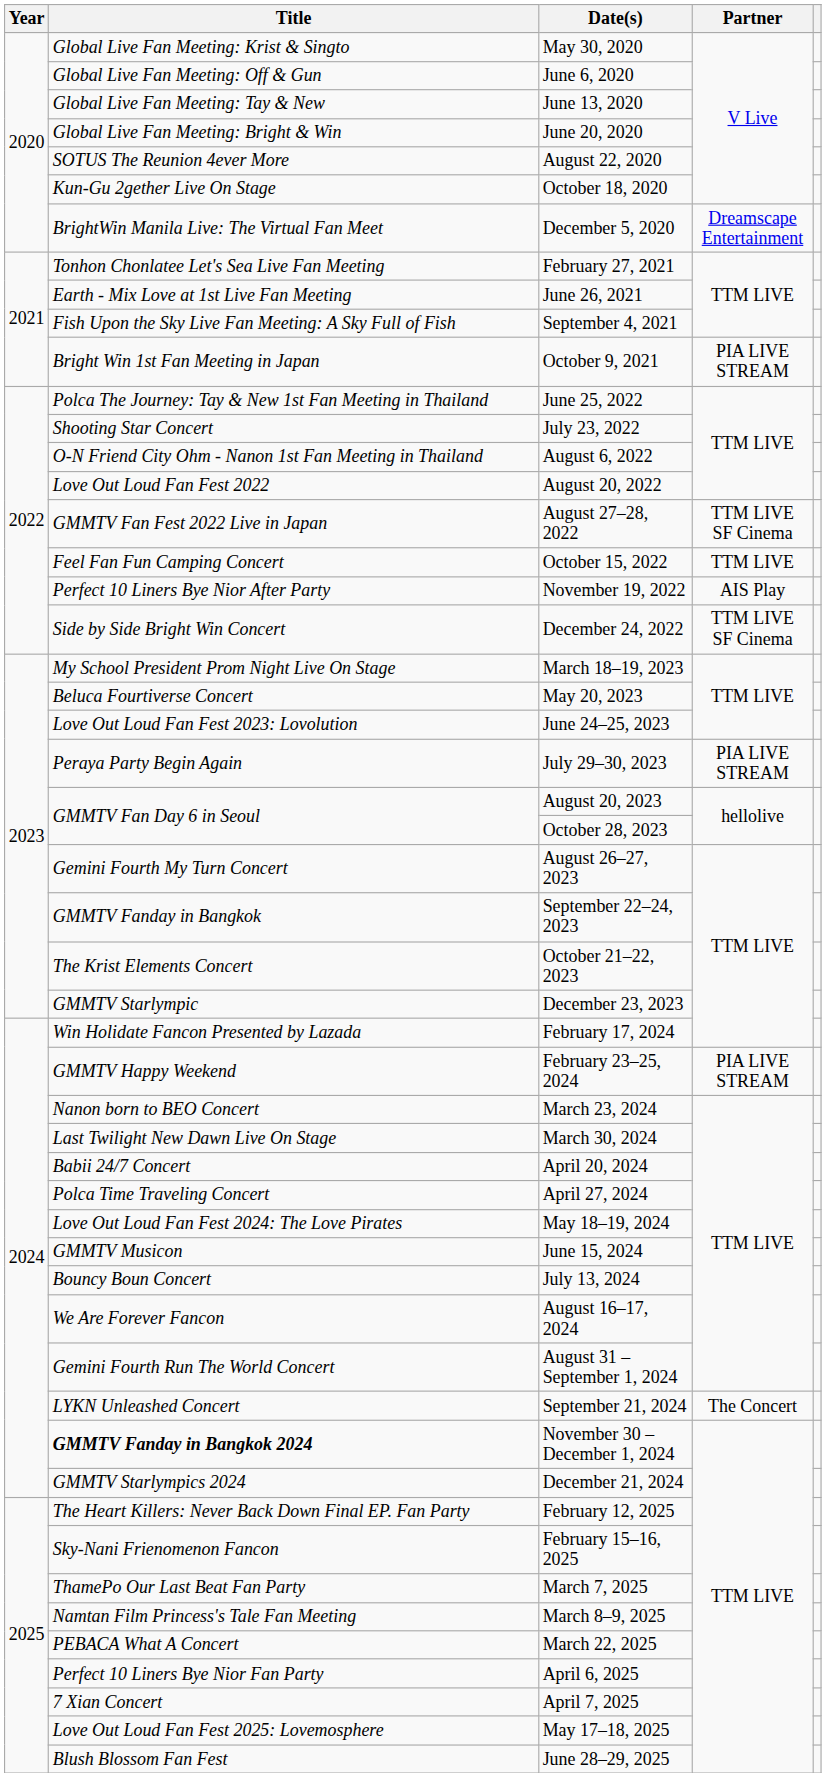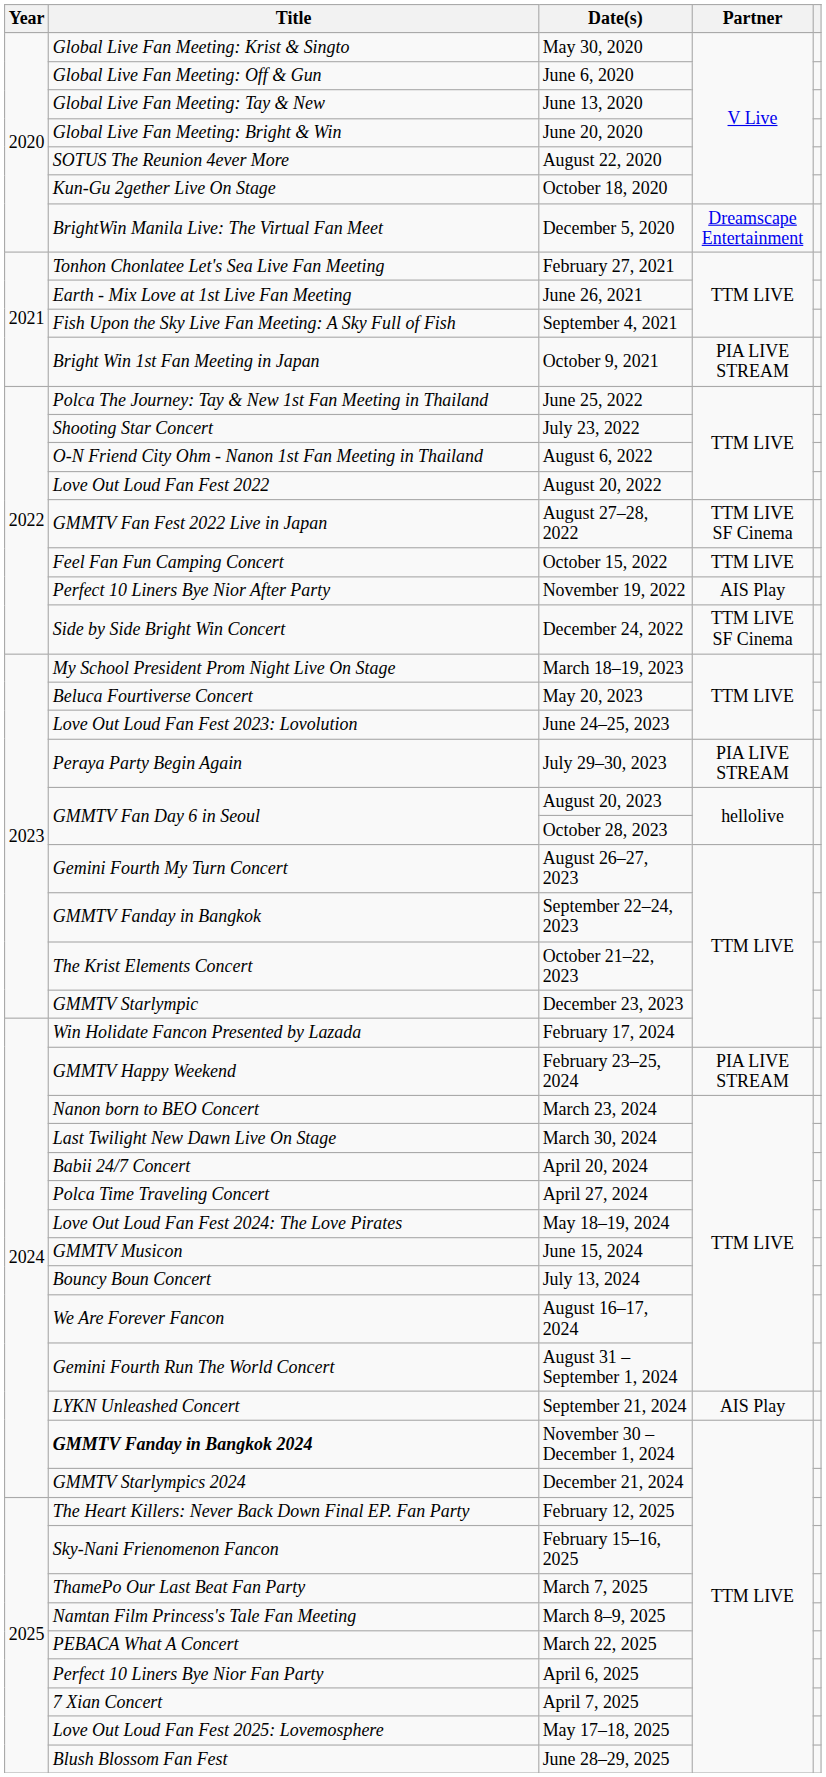(753, 1405) The Concert -> (753, 1405) AIS Play
